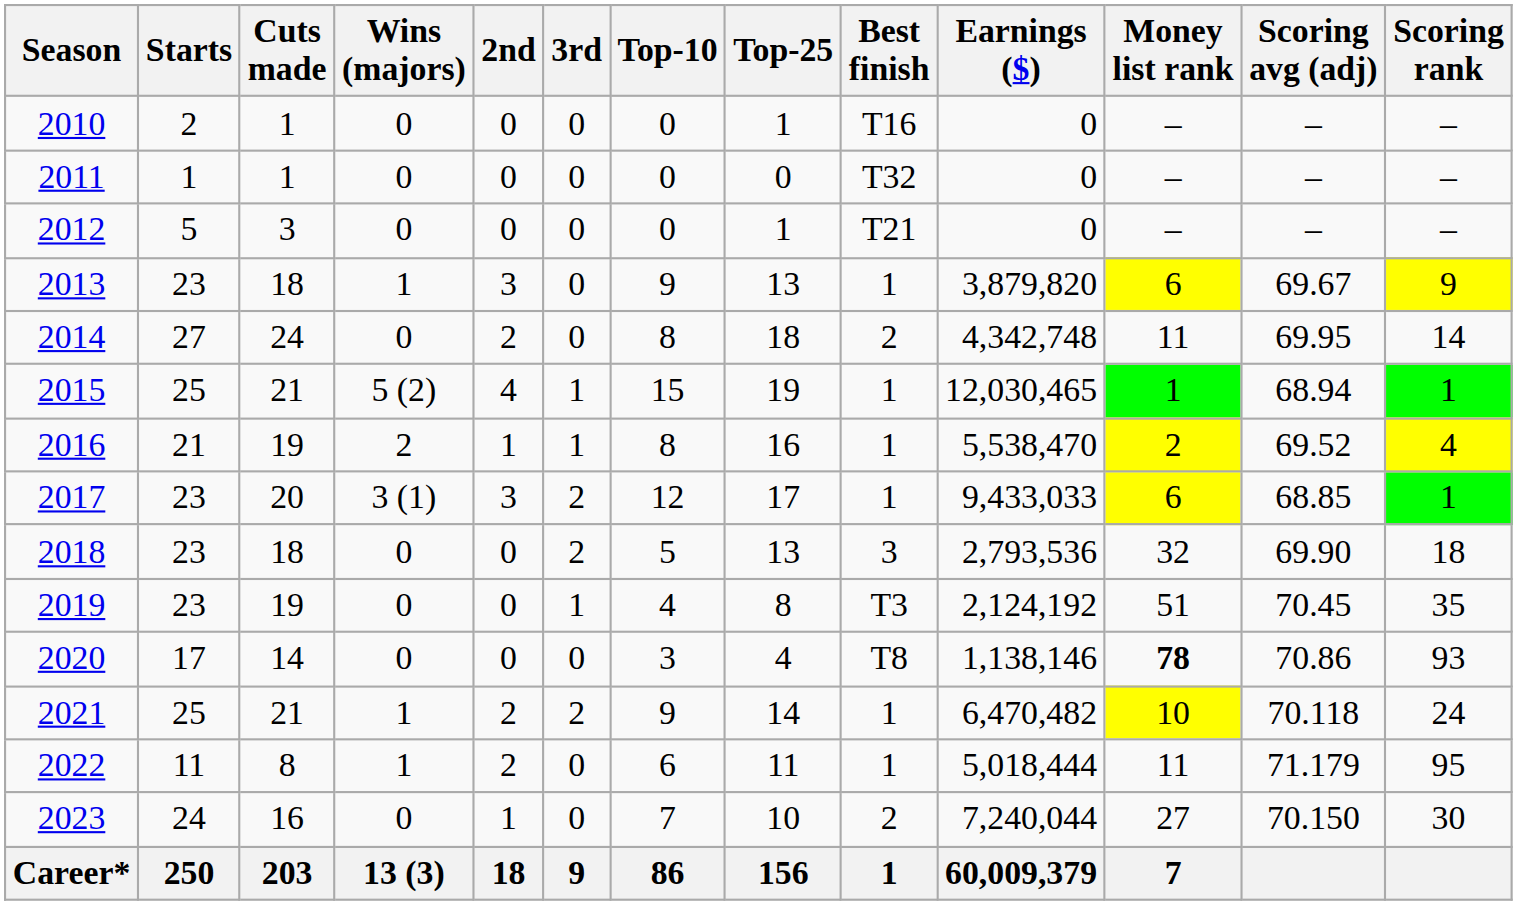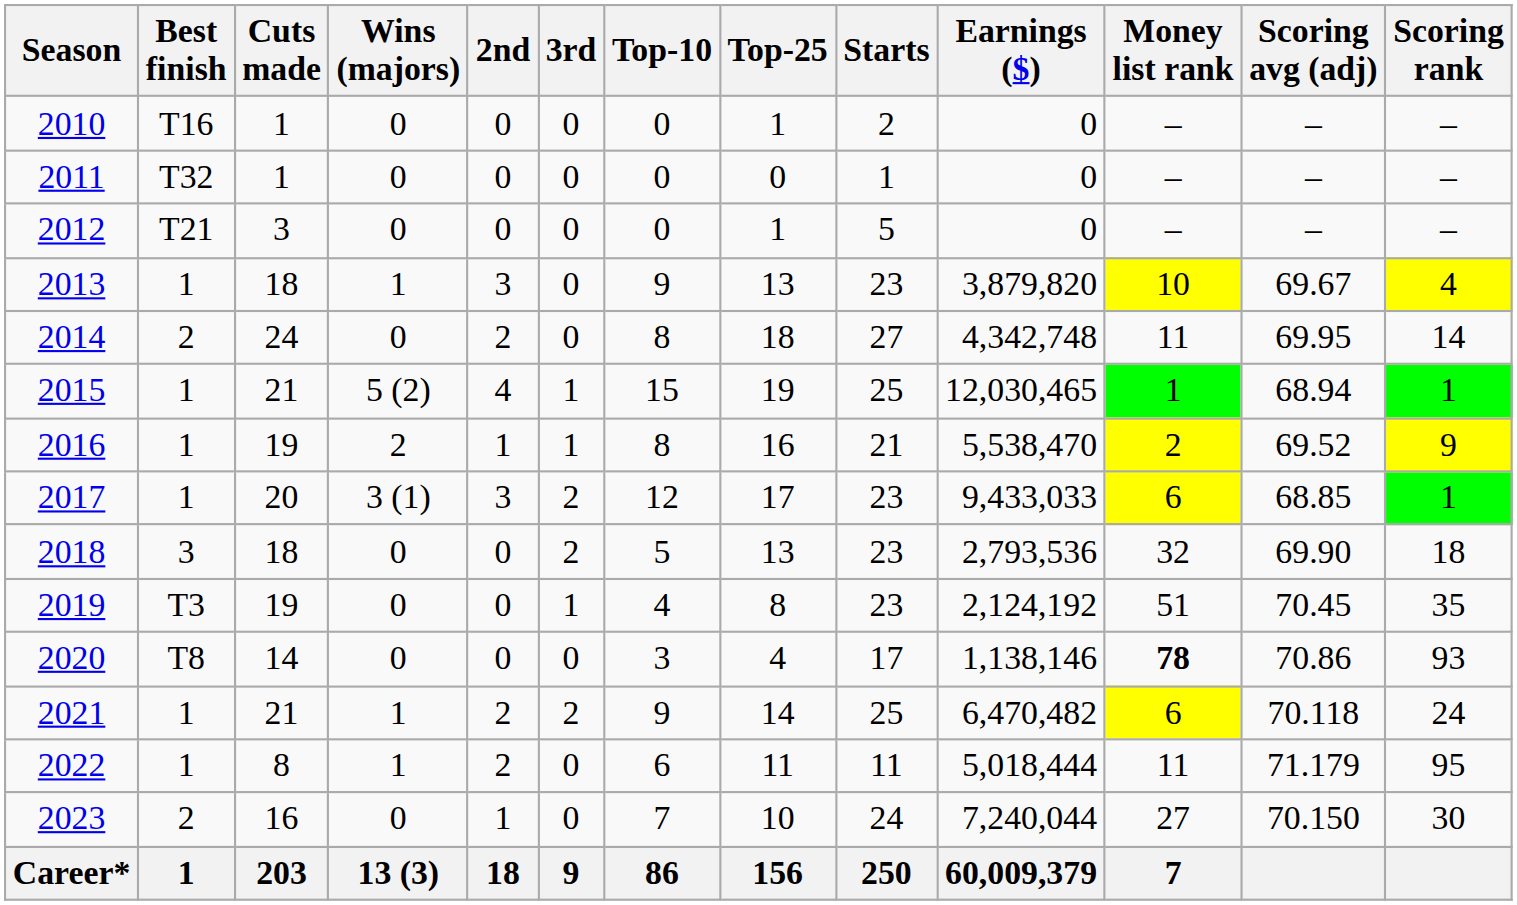columns swapped: (189, 50) <-> (889, 50)
(1173, 283) 6 -> (1173, 283) 10
(1448, 283) 9 -> (1448, 283) 4
(1448, 444) 4 -> (1448, 444) 9
(1173, 711) 10 -> (1173, 711) 6
